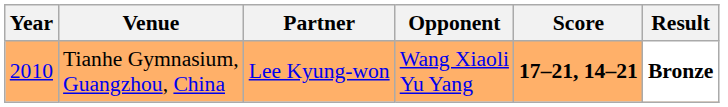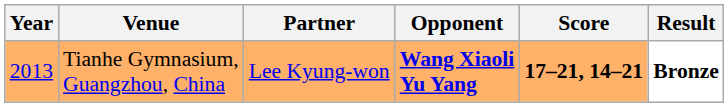(31, 71) 2010 -> (31, 71) 2013
(454, 71) normal -> (457, 71) bold
